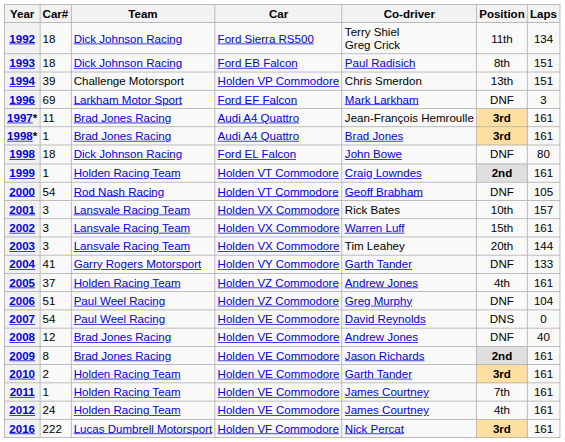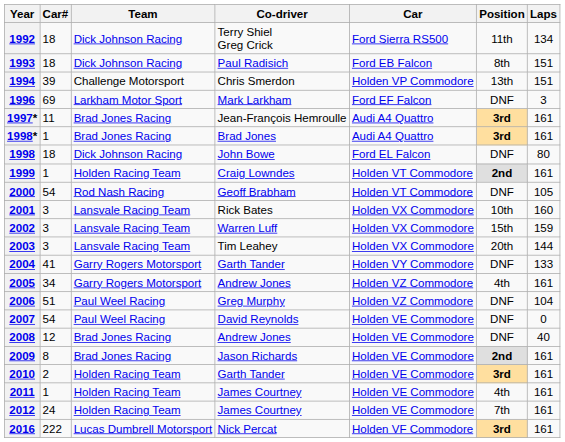columns swapped: (279, 14) <-> (409, 14)
(544, 210) 157 -> (544, 210) 160
(544, 228) 161 -> (544, 228) 159
(49, 283) 37 -> (49, 283) 34
(127, 283) Holden Racing Team -> (137, 283) Garry Rogers Motorsport
(502, 319) DNS -> (502, 319) DNF
(502, 392) 7th -> (502, 392) 4th
(502, 411) 4th -> (502, 411) 7th
